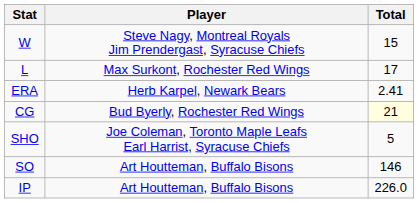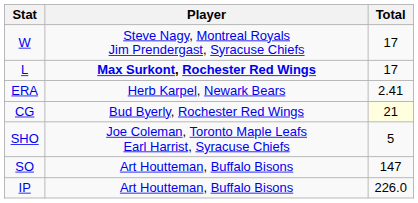(391, 42) 15 -> (391, 42) 17
(207, 70) normal -> (207, 70) bold
(391, 167) 146 -> (391, 167) 147
